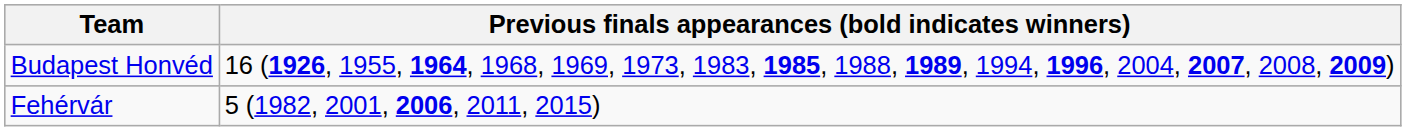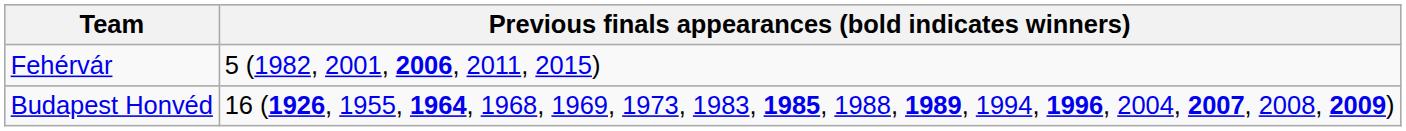rows swapped: (112, 65) <-> (62, 105)
